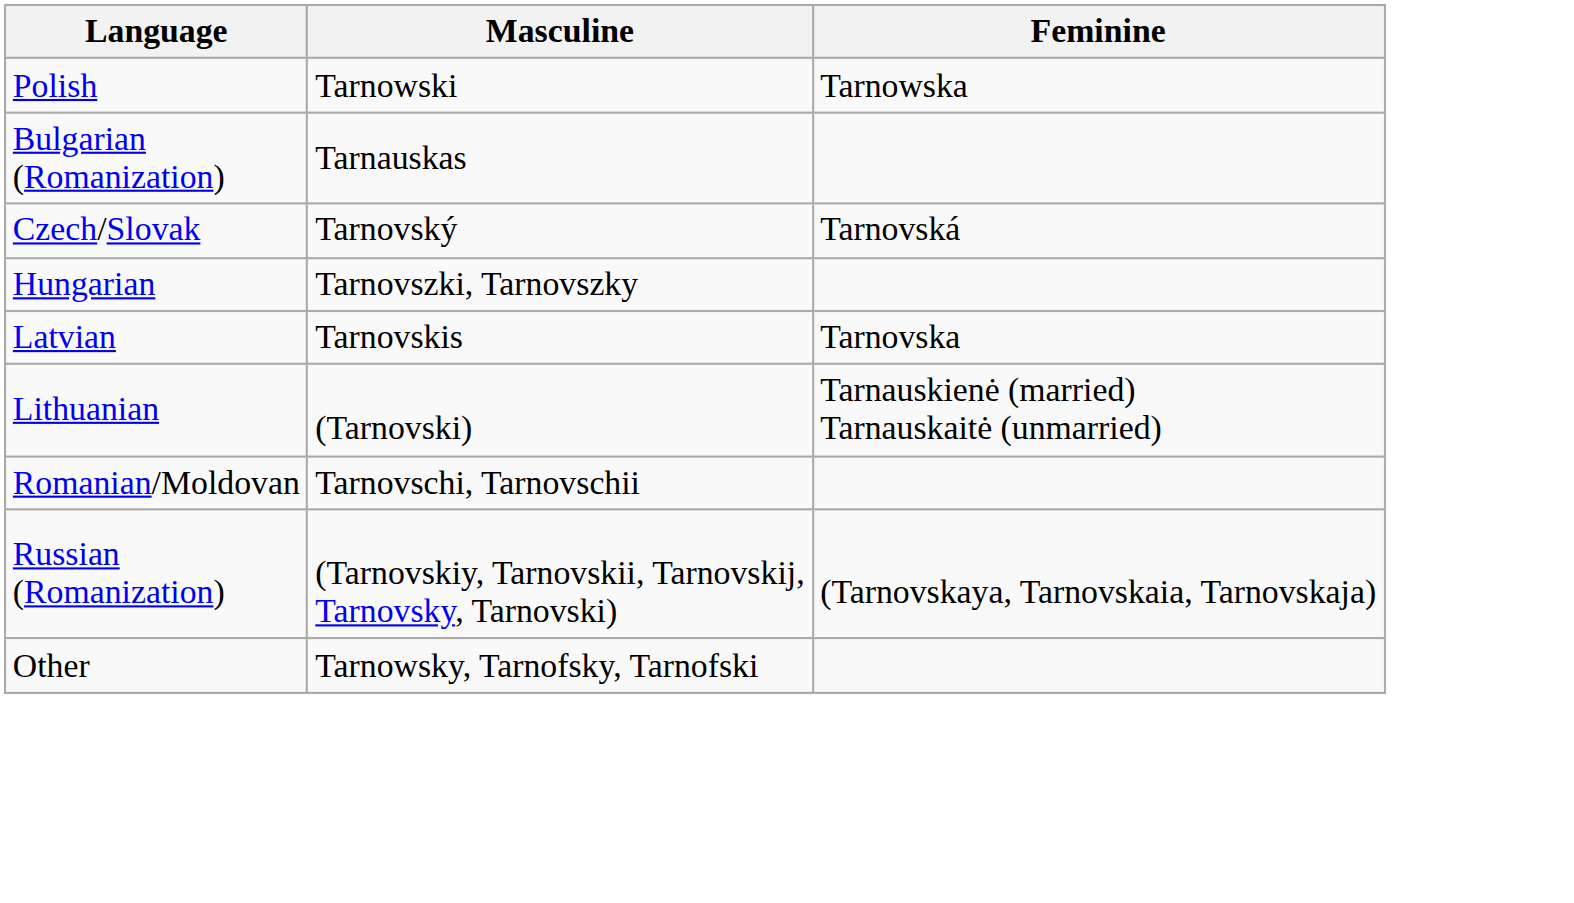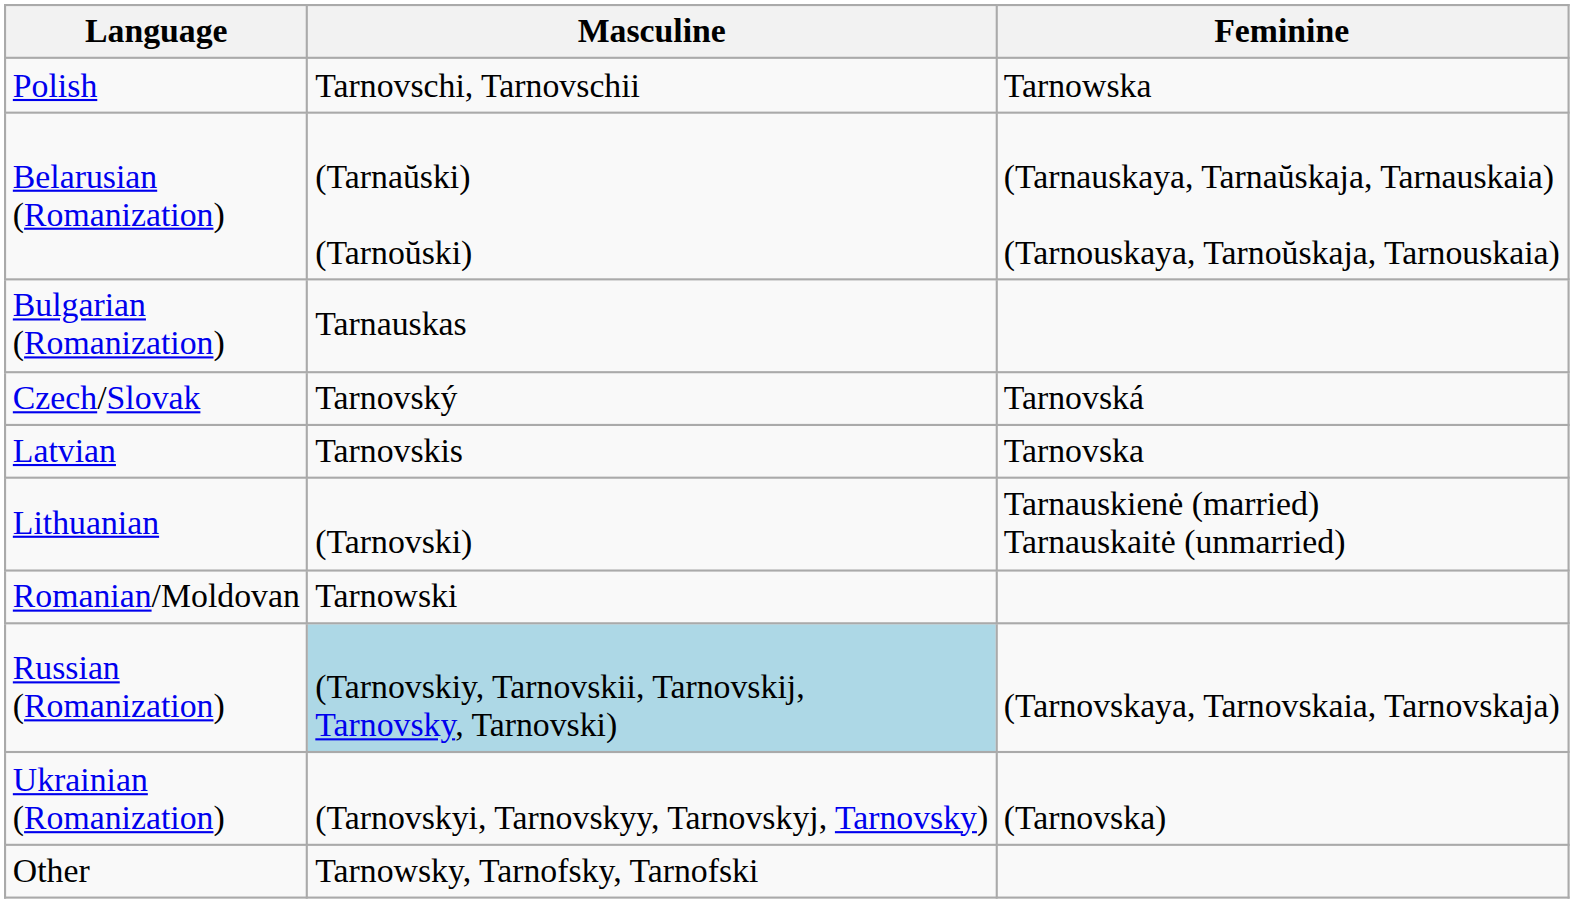(386, 84) Tarnowski -> (478, 84) Tarnovschi, Tarnovschii
+ row: (119, 195)
- row: (84, 283)
(478, 482) Tarnovschi, Tarnovschii -> (386, 595) Tarnowski
(560, 592) no background -> (560, 706) lightblue background
+ row: (119, 797)
